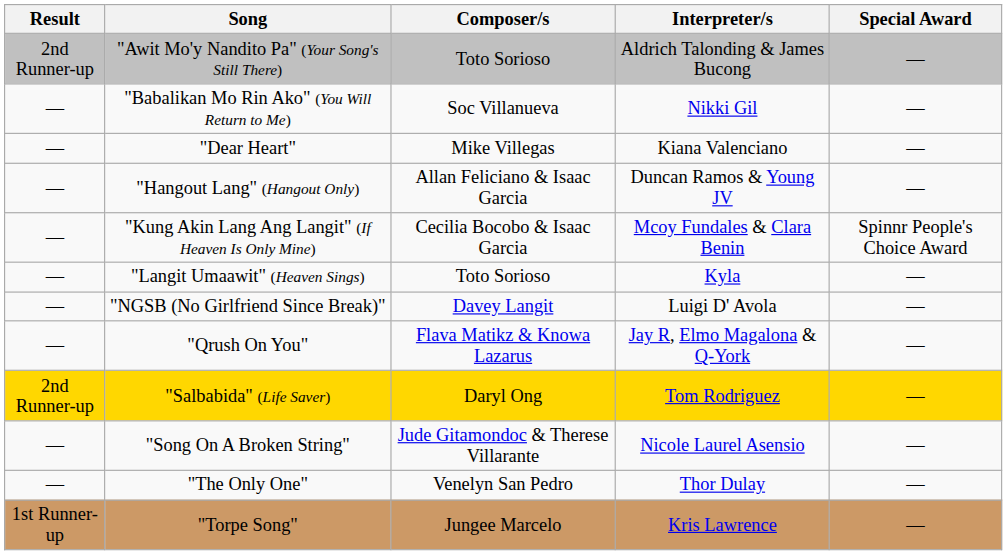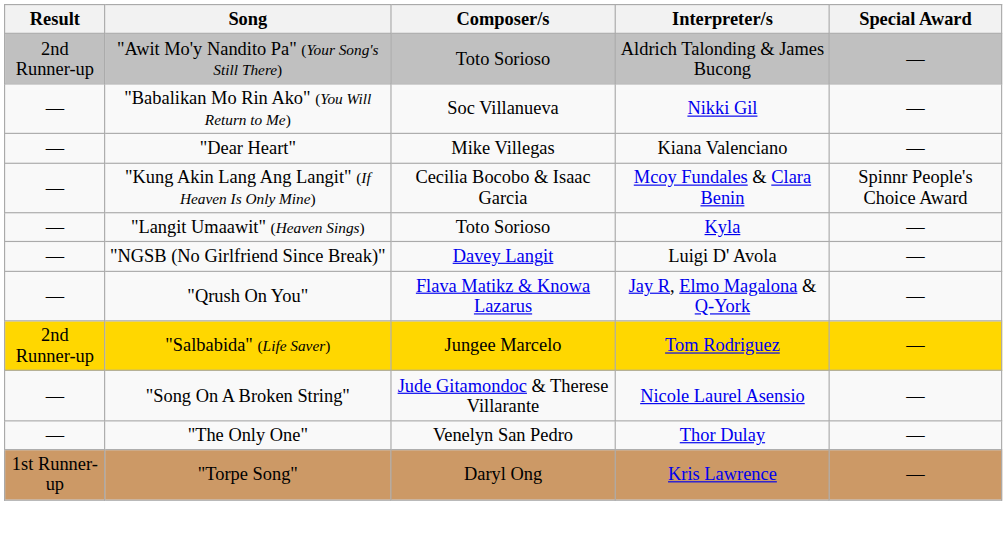- row: (248, 187)
(503, 395) Daryl Ong -> (503, 345) Jungee Marcelo
(503, 524) Jungee Marcelo -> (503, 474) Daryl Ong
